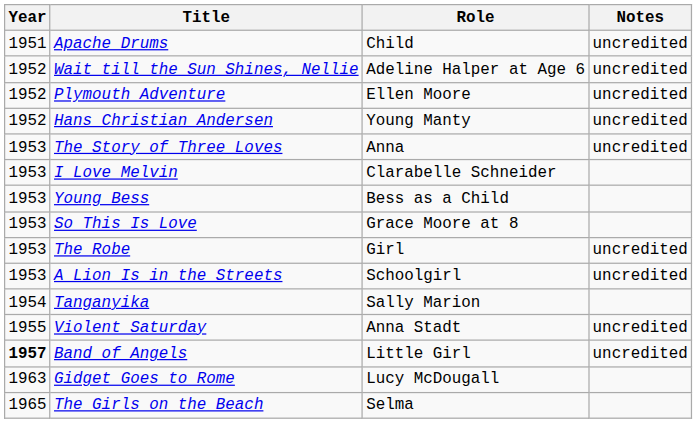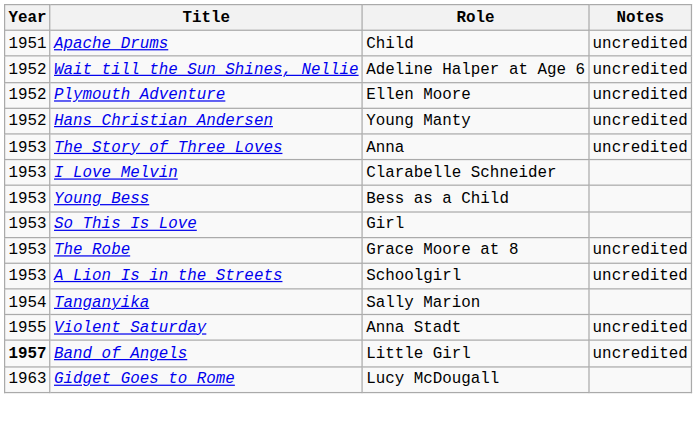(442, 224) Grace Moore at 8 -> (385, 224) Girl
(385, 250) Girl -> (442, 250) Grace Moore at 8
- row: (159, 405)
